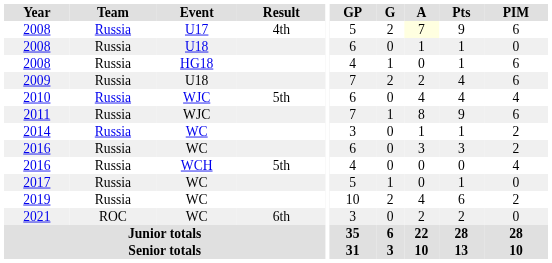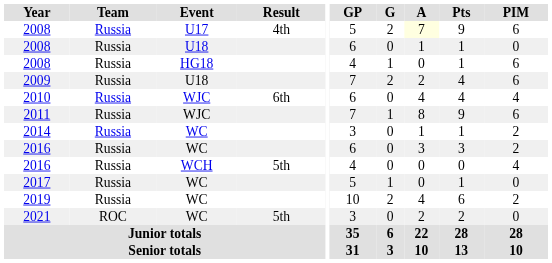(281, 97) 5th -> (281, 97) 6th
(281, 216) 6th -> (281, 216) 5th
